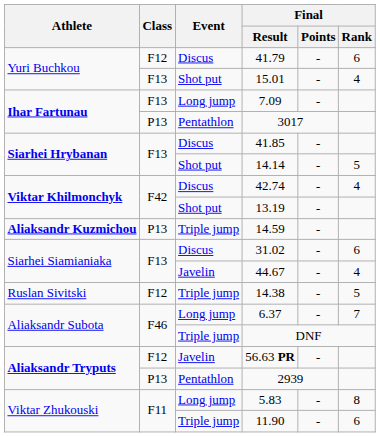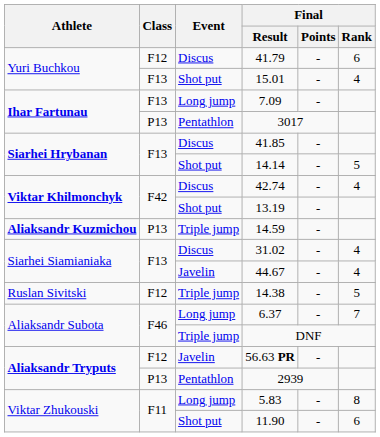(357, 250) 6 -> (357, 250) 4
(209, 421) Triple jump -> (200, 421) Shot put
